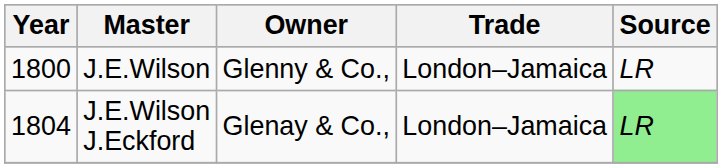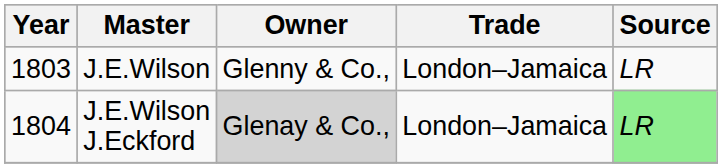(41, 68) 1800 -> (41, 68) 1803
(306, 126) no background -> (306, 126) lightgrey background
